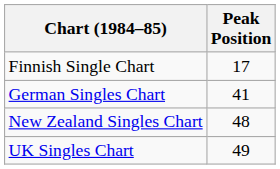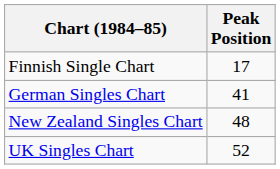(241, 149) 49 -> (241, 149) 52
